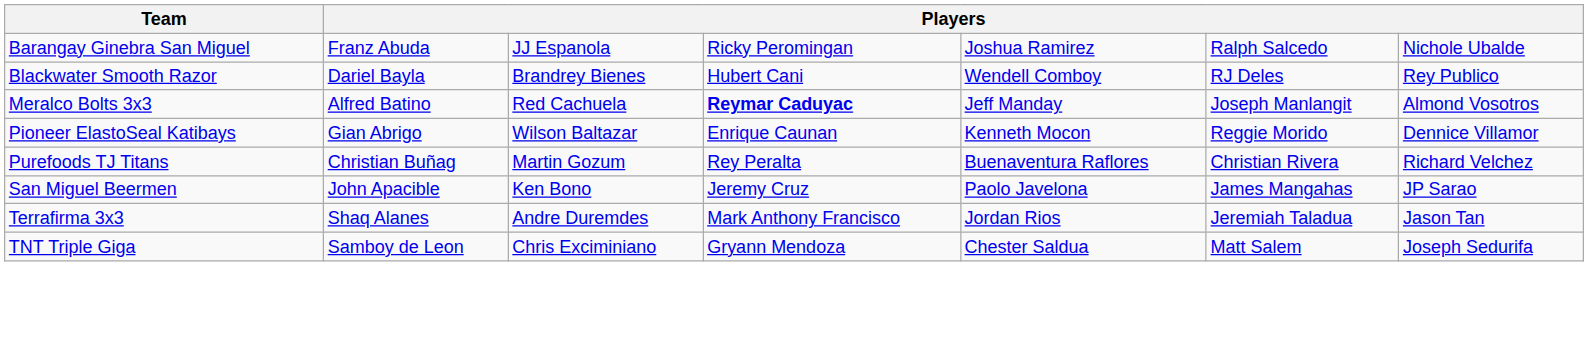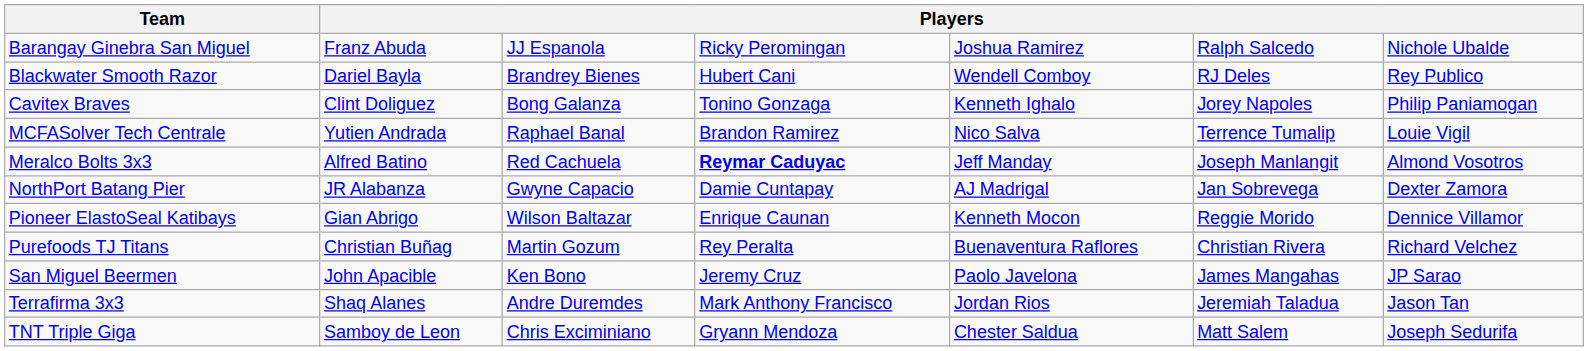+ row: (69, 105)
+ row: (117, 133)
+ row: (97, 190)
